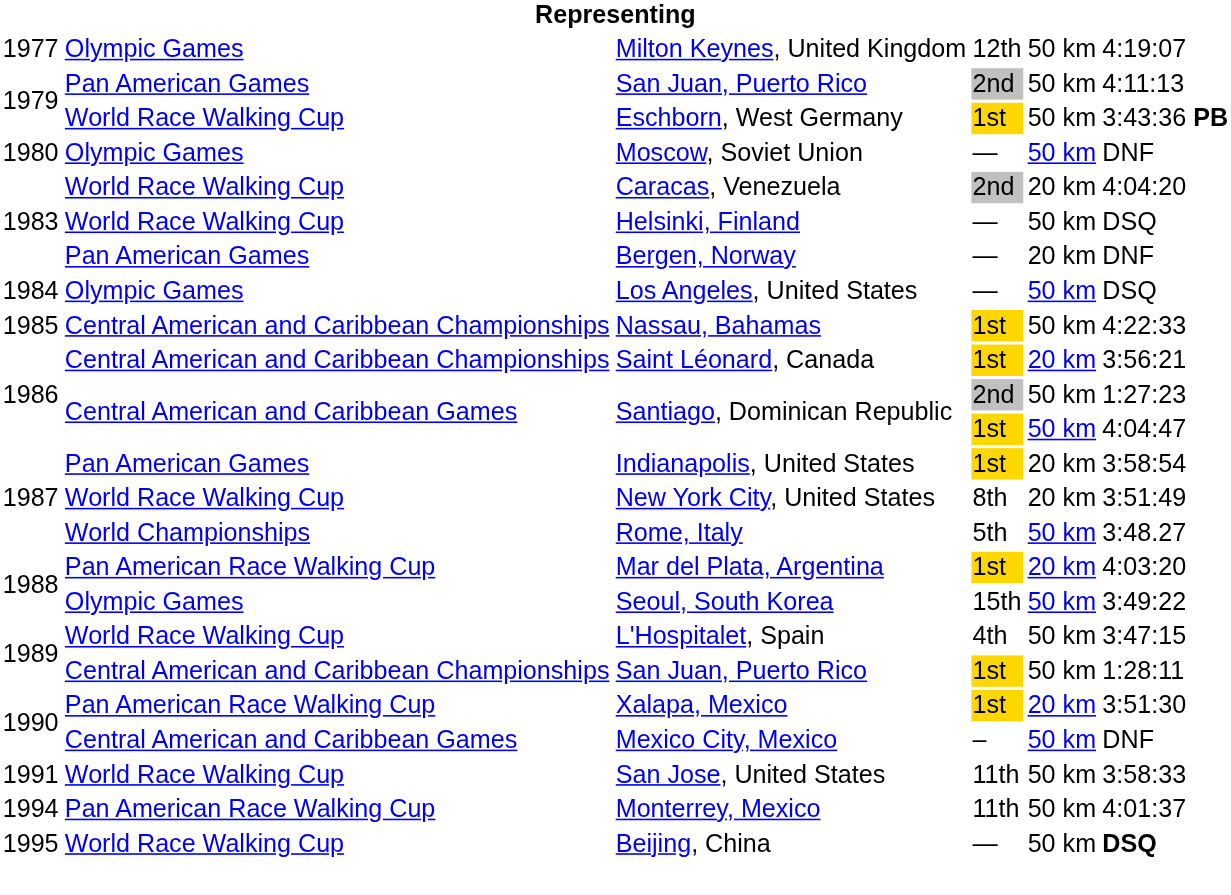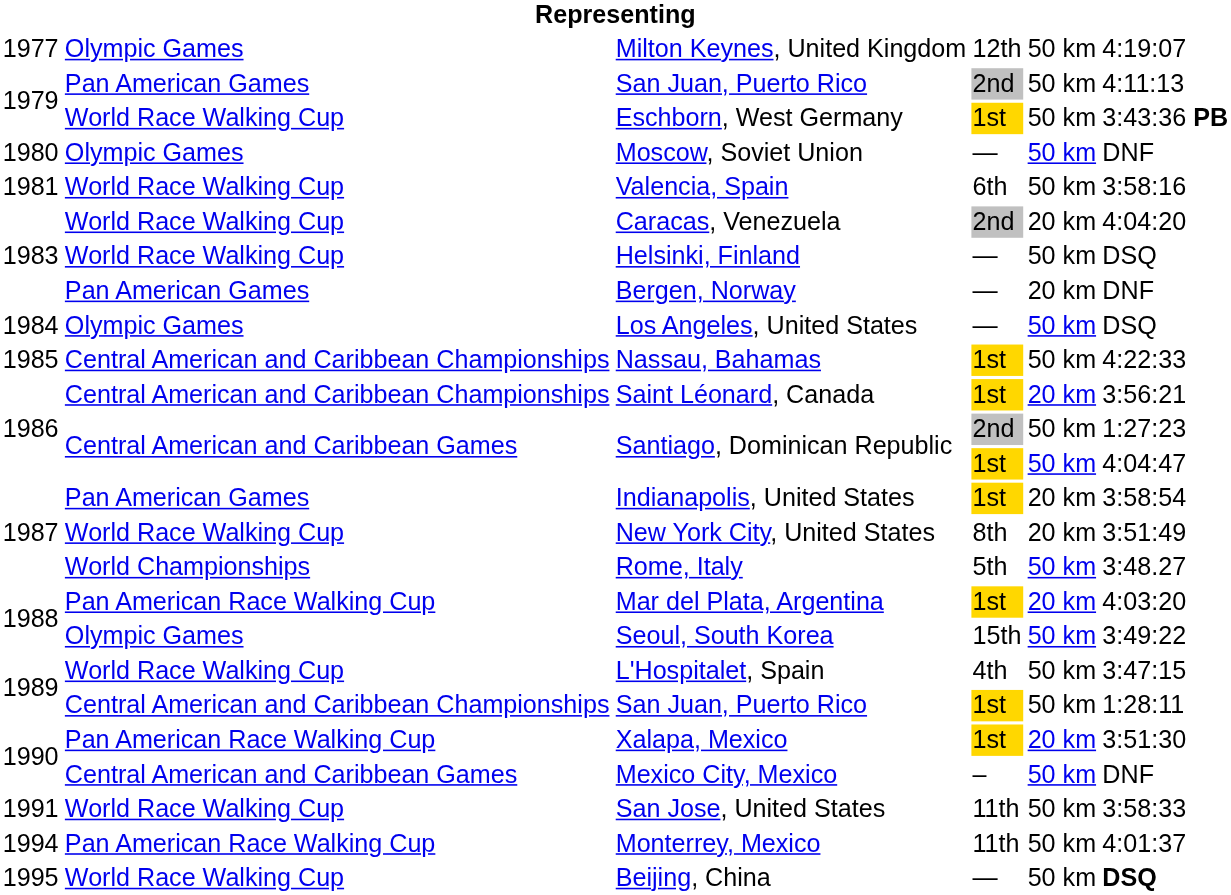+ row: (702, 187)
